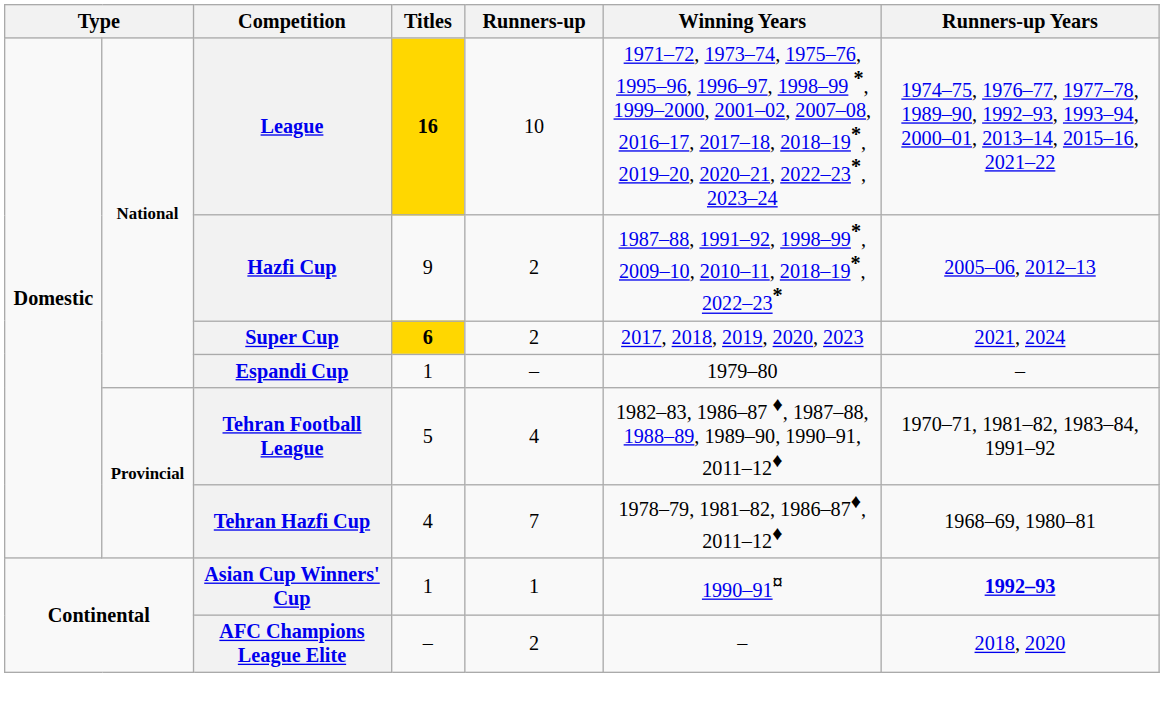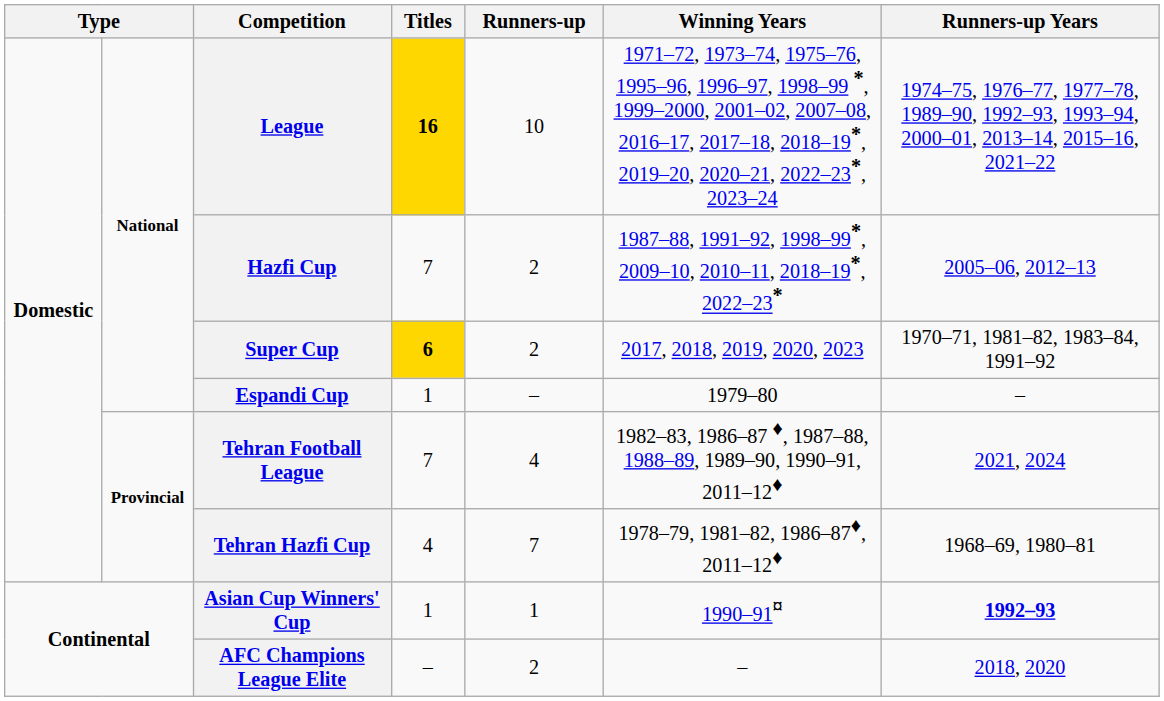(428, 267) 9 -> (428, 267) 7
(1020, 337) 2021, 2024 -> (1020, 349) 1970–71, 1981–82, 1983–84, 1991–92
(428, 435) 5 -> (428, 459) 7
(1020, 435) 1970–71, 1981–82, 1983–84, 1991–92 -> (1020, 459) 2021, 2024
